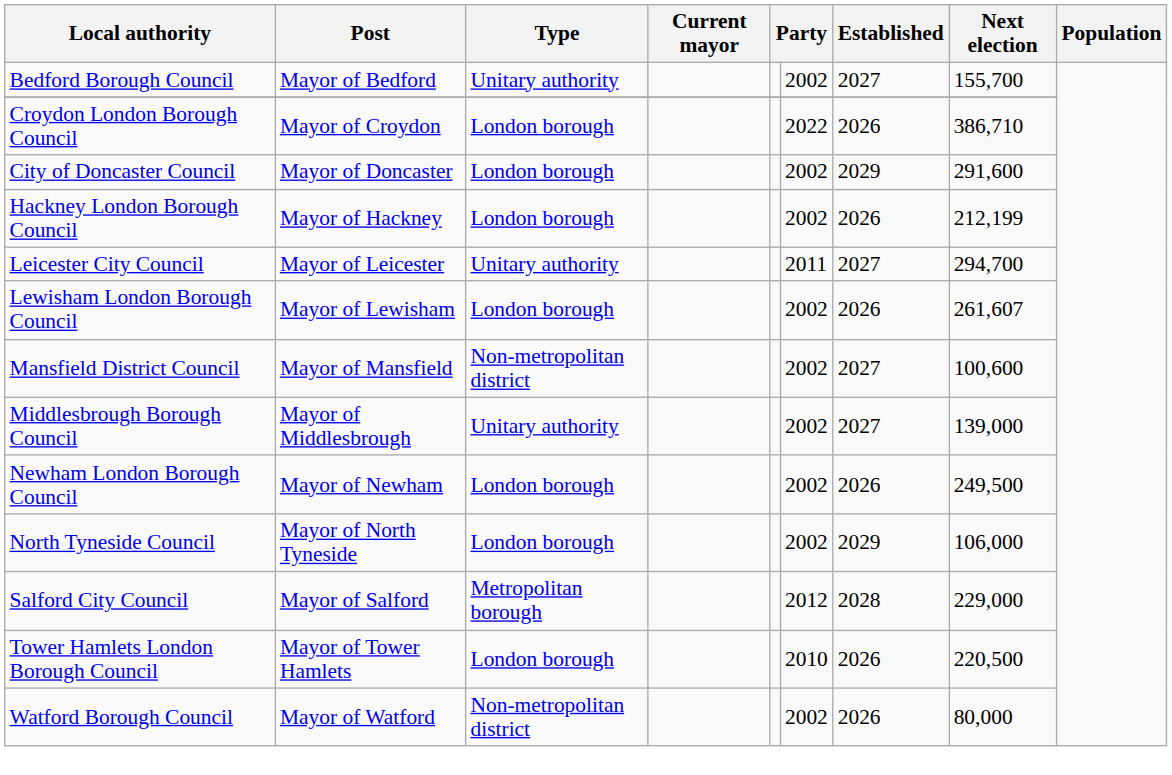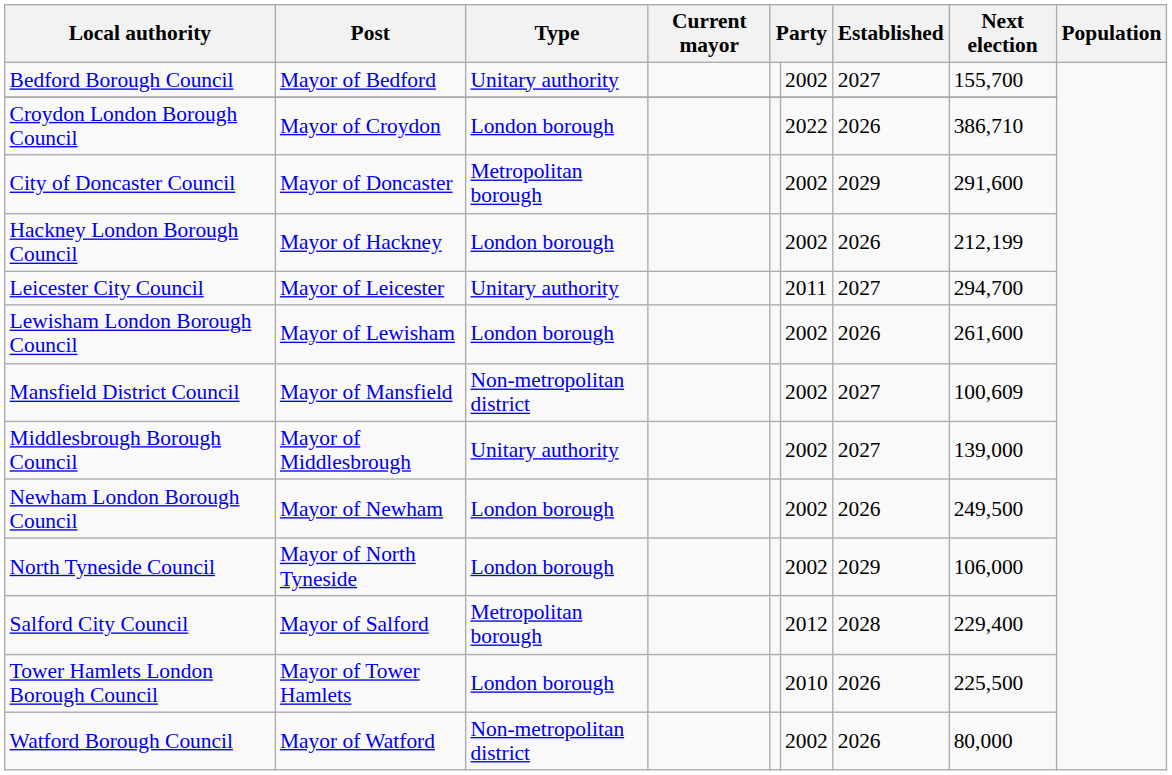(542, 171) London borough -> (527, 183) Metropolitan borough
(988, 309) 261,607 -> (988, 334) 261,600
(988, 368) 100,600 -> (988, 392) 100,609
(988, 600) 229,000 -> (988, 624) 229,400
(988, 658) 220,500 -> (988, 682) 225,500
